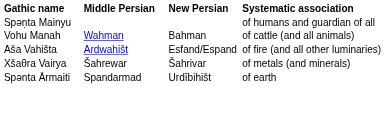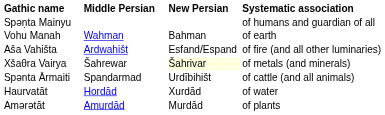(298, 36) of cattle (and all animals) -> (259, 36) of earth
(187, 64) no background -> (187, 64) lightyellow background
(259, 78) of earth -> (298, 78) of cattle (and all animals)
+ row: (26, 91)
+ row: (24, 105)
